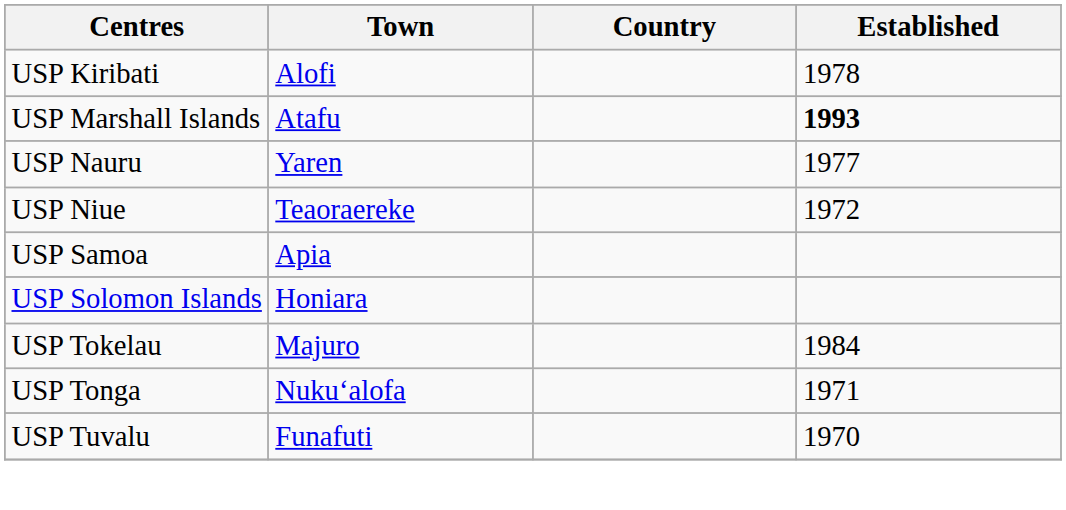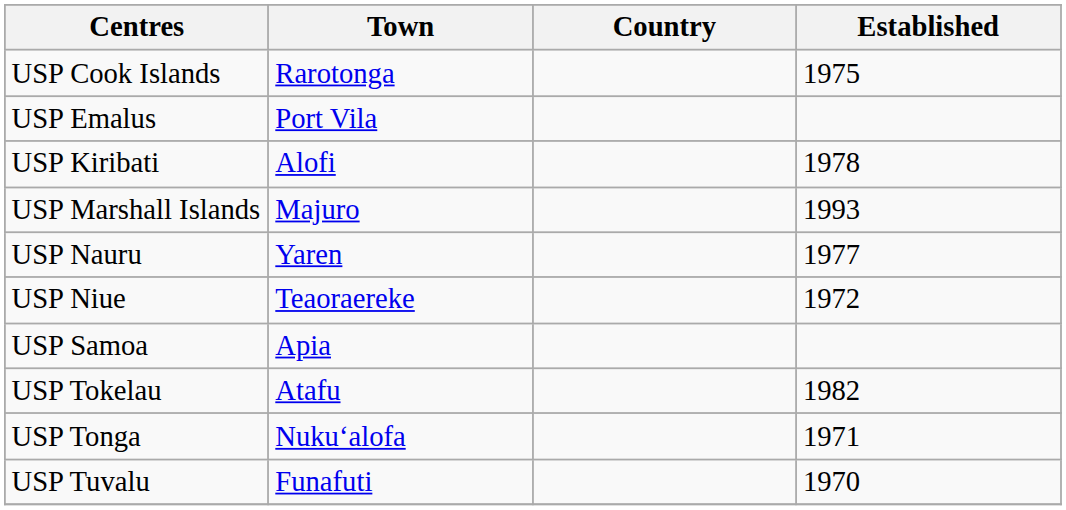+ row: (116, 72)
+ row: (84, 118)
(308, 118) Atafu -> (317, 208) Majuro
(832, 118) bold -> (832, 208) normal
- row: (137, 299)
(317, 345) Majuro -> (308, 390) Atafu
(832, 345) 1984 -> (832, 390) 1982
